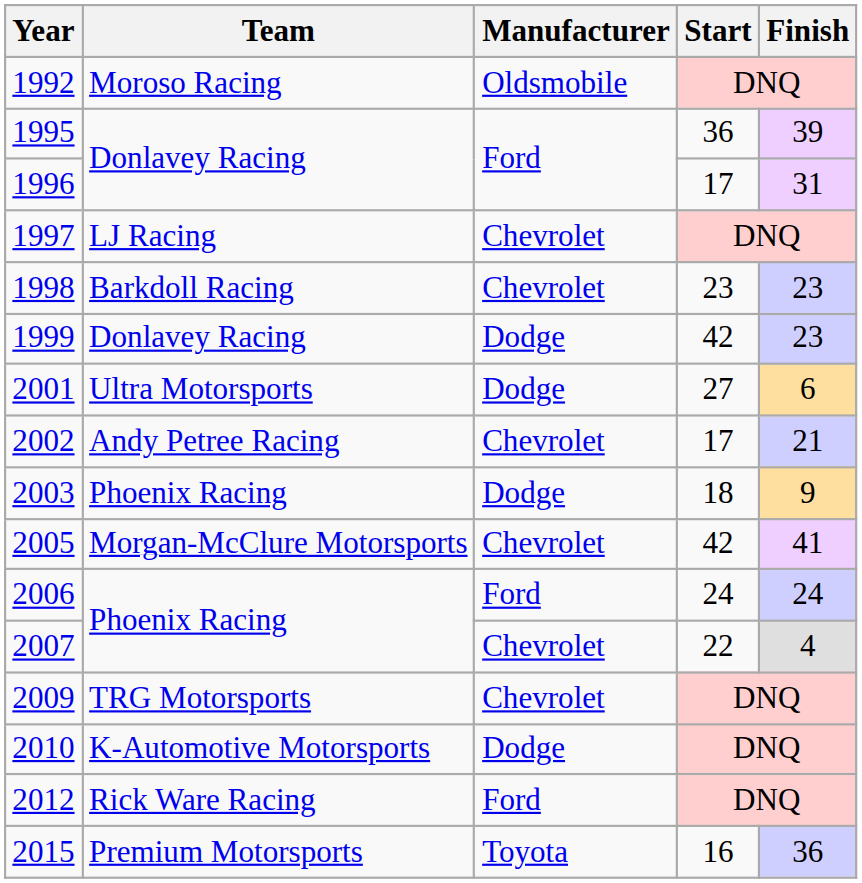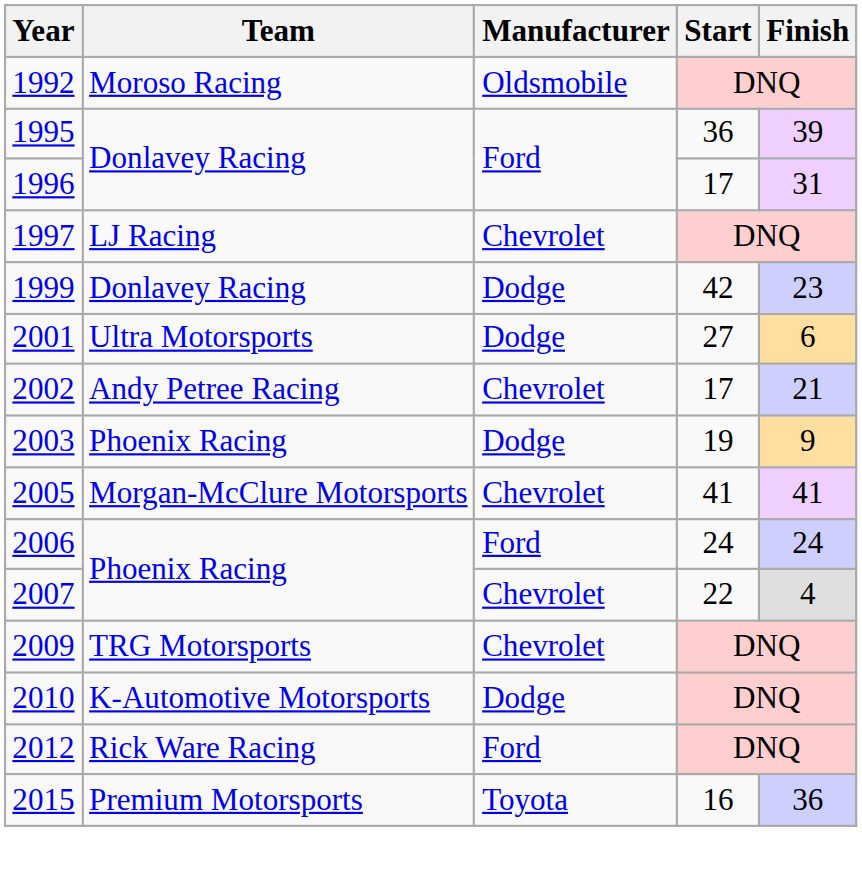- row: (43, 287)
(718, 492) 18 -> (718, 440) 19
(718, 543) 42 -> (718, 492) 41
